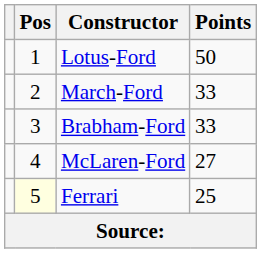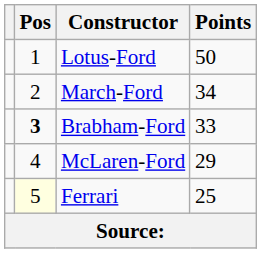(206, 91) 33 -> (206, 91) 34
(35, 126) normal -> (35, 126) bold
(206, 161) 27 -> (206, 161) 29
